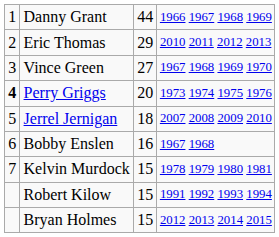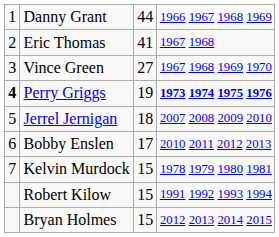(145, 42) 29 -> (145, 42) 41
(216, 42) 2010 2011 2012 2013 -> (187, 42) 1967 1968
(145, 93) 20 -> (145, 93) 19
(216, 93) normal -> (216, 93) bold
(145, 144) 16 -> (145, 144) 17
(187, 144) 1967 1968 -> (216, 144) 2010 2011 2012 2013
